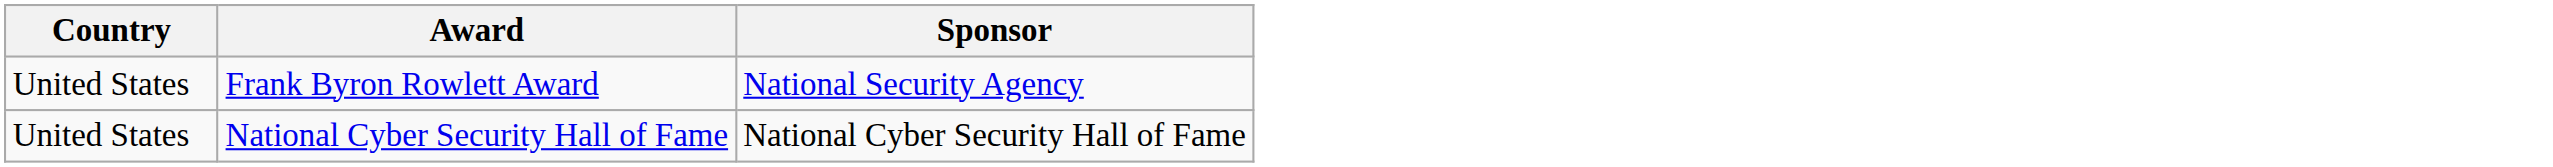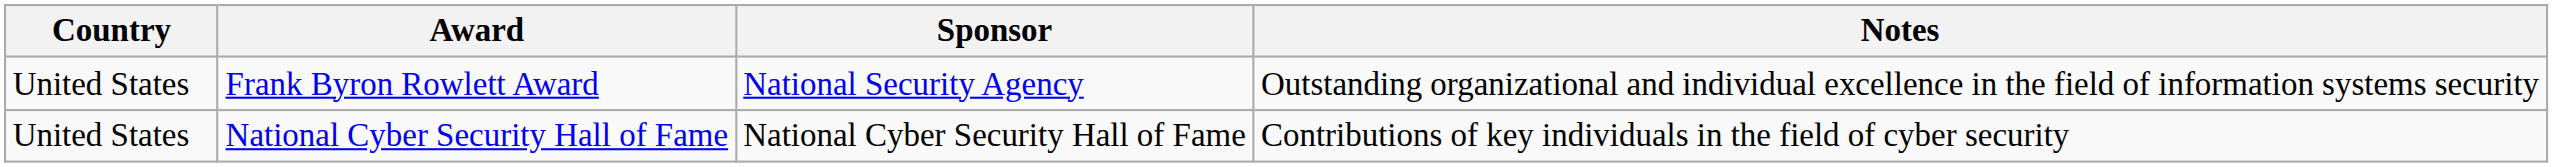+ column: (1900, 30)
